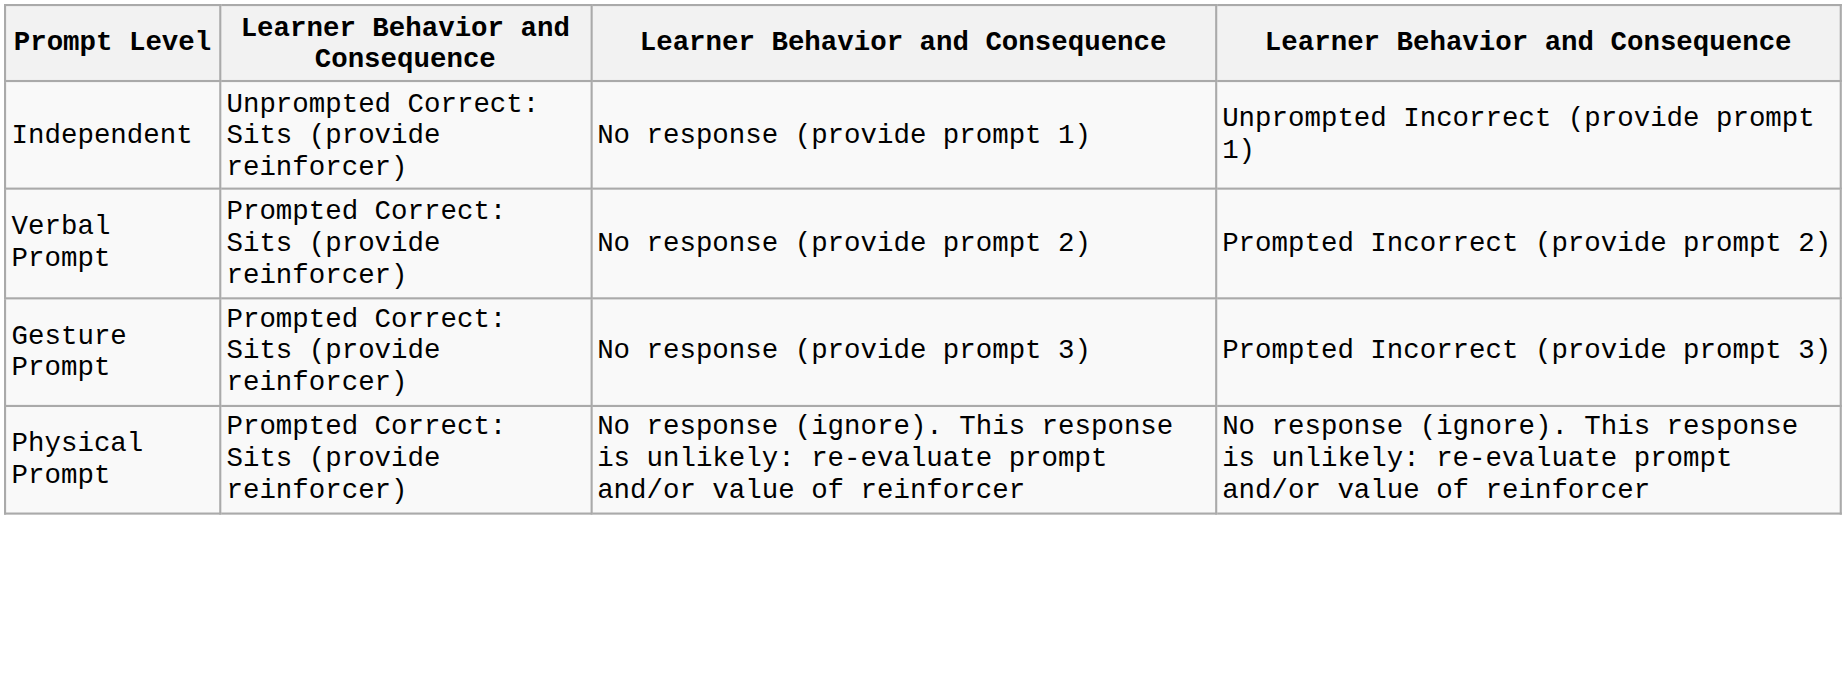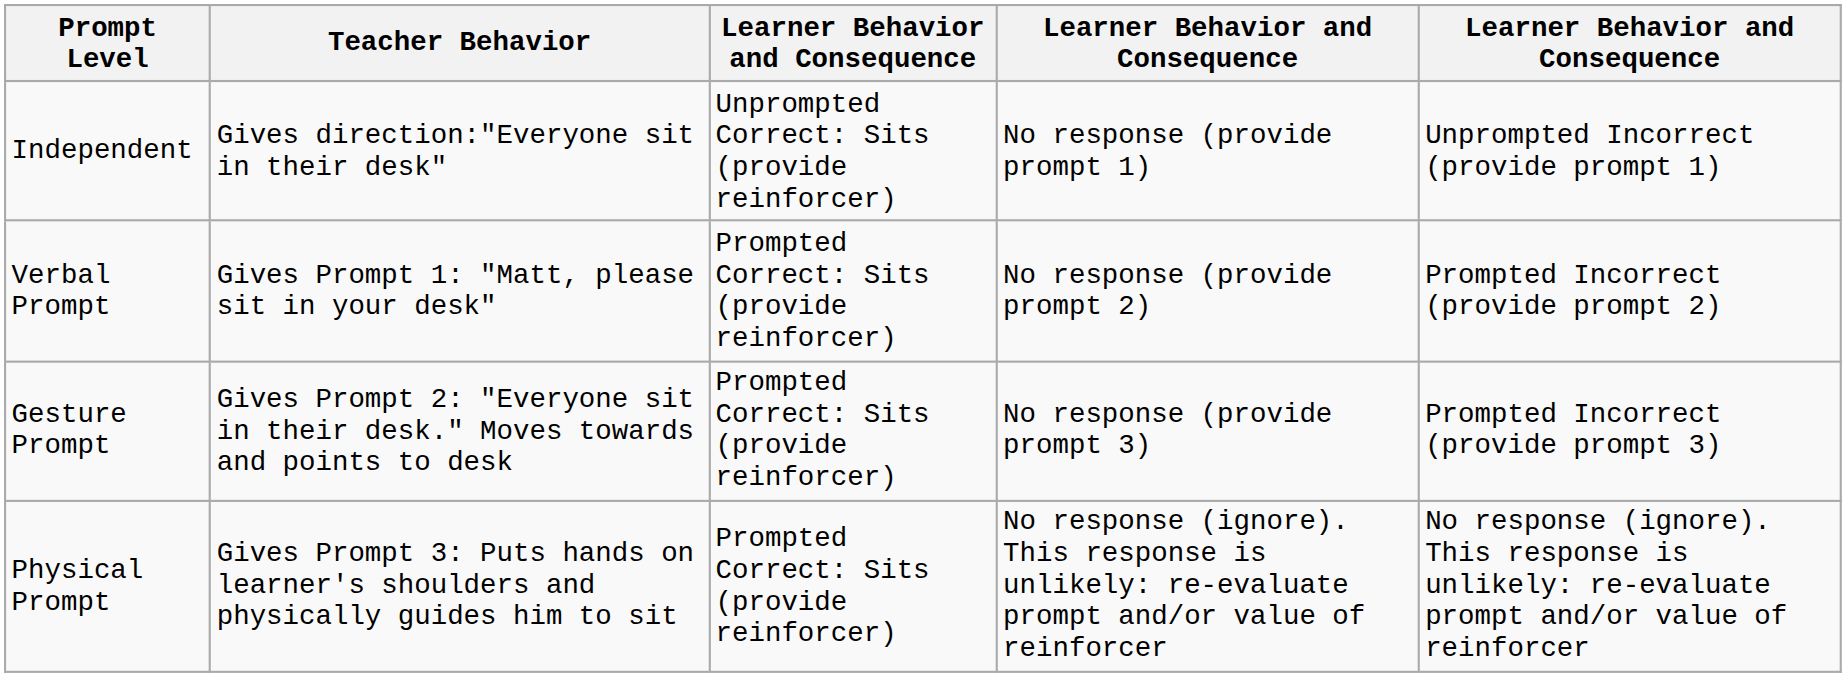+ column: (460, 43)
